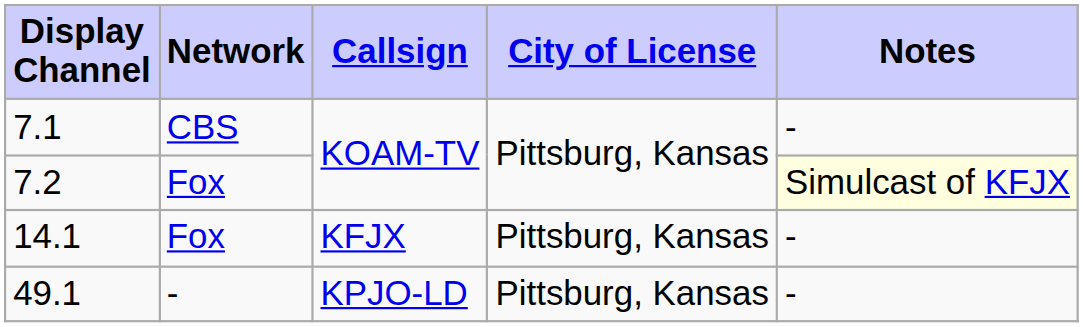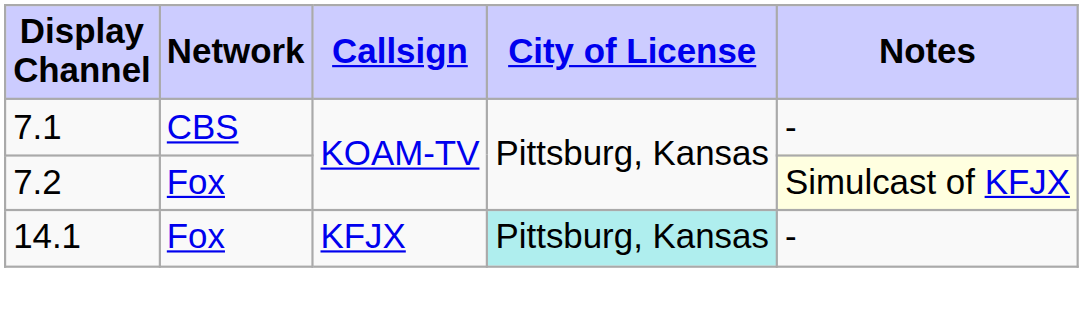(632, 237) no background -> (632, 237) paleturquoise background
- row: (47, 292)
